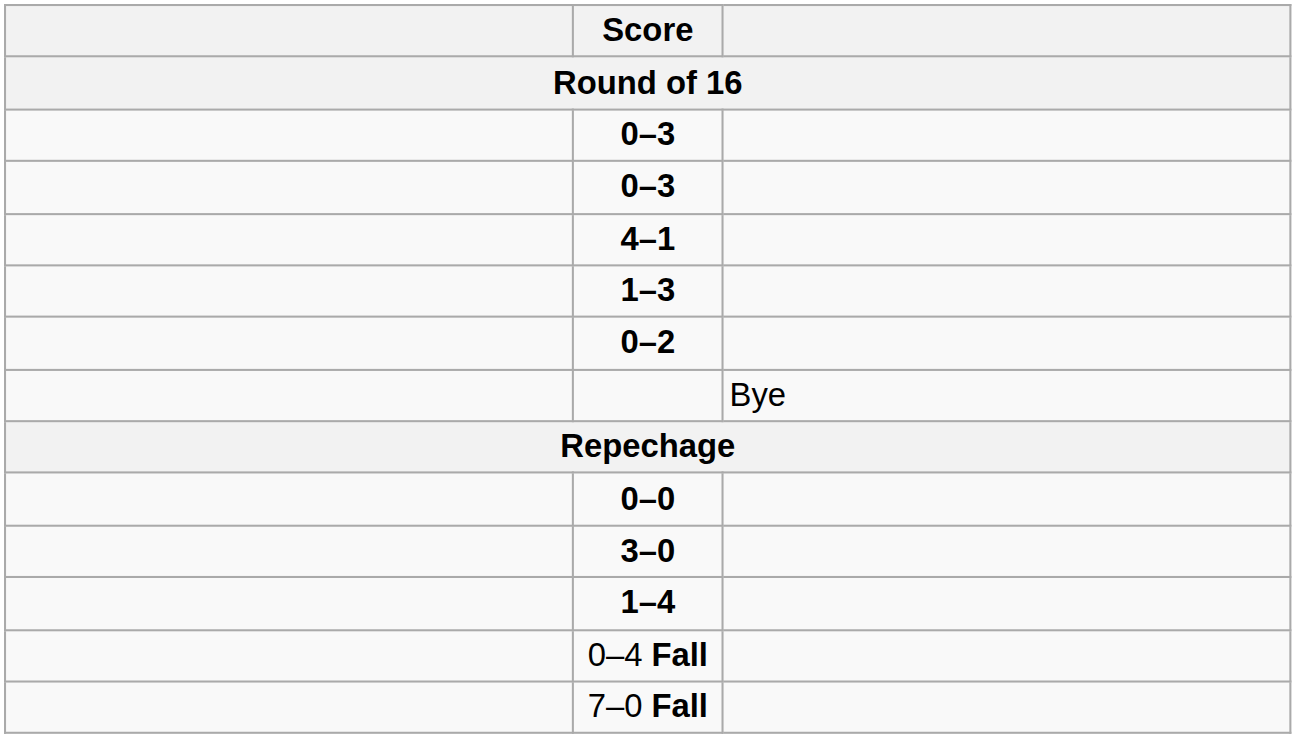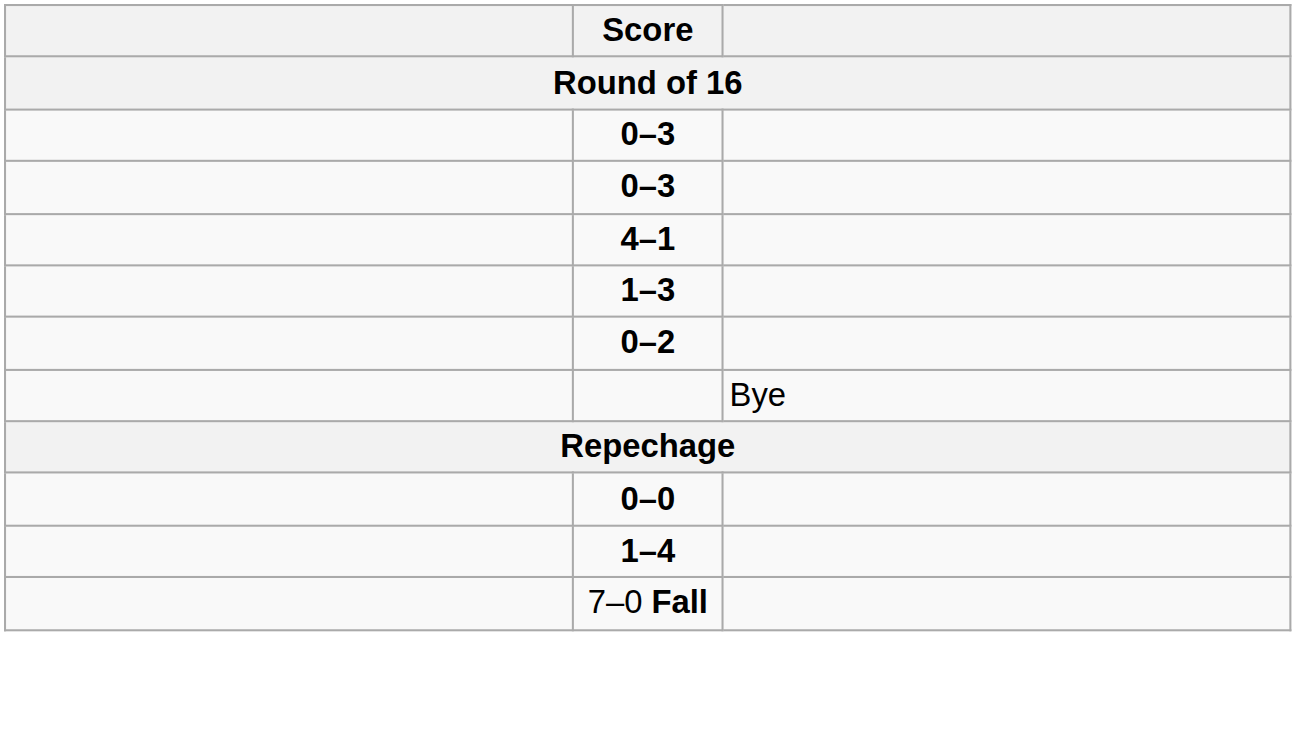- row: (648, 550)
- row: (648, 654)
